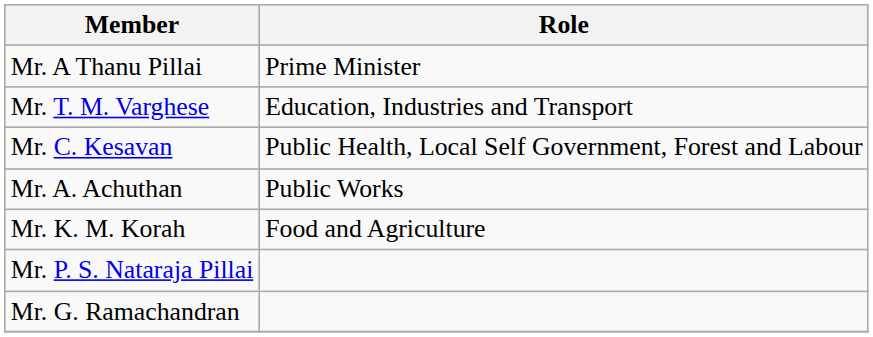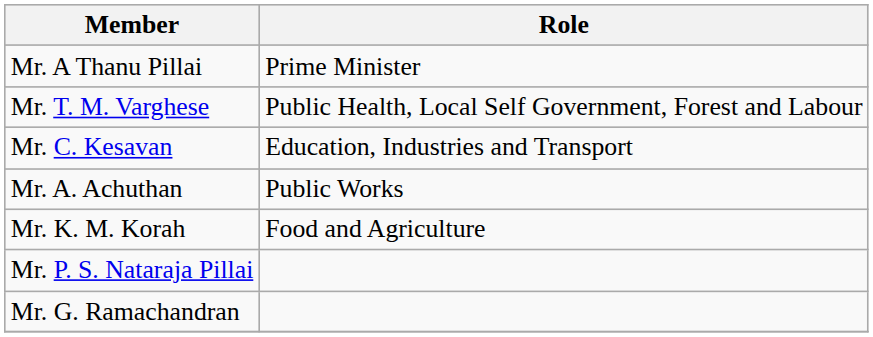(449, 106) Education, Industries and Transport -> (564, 106) Public Health, Local Self Government, Forest and Labour
(564, 147) Public Health, Local Self Government, Forest and Labour -> (449, 147) Education, Industries and Transport
